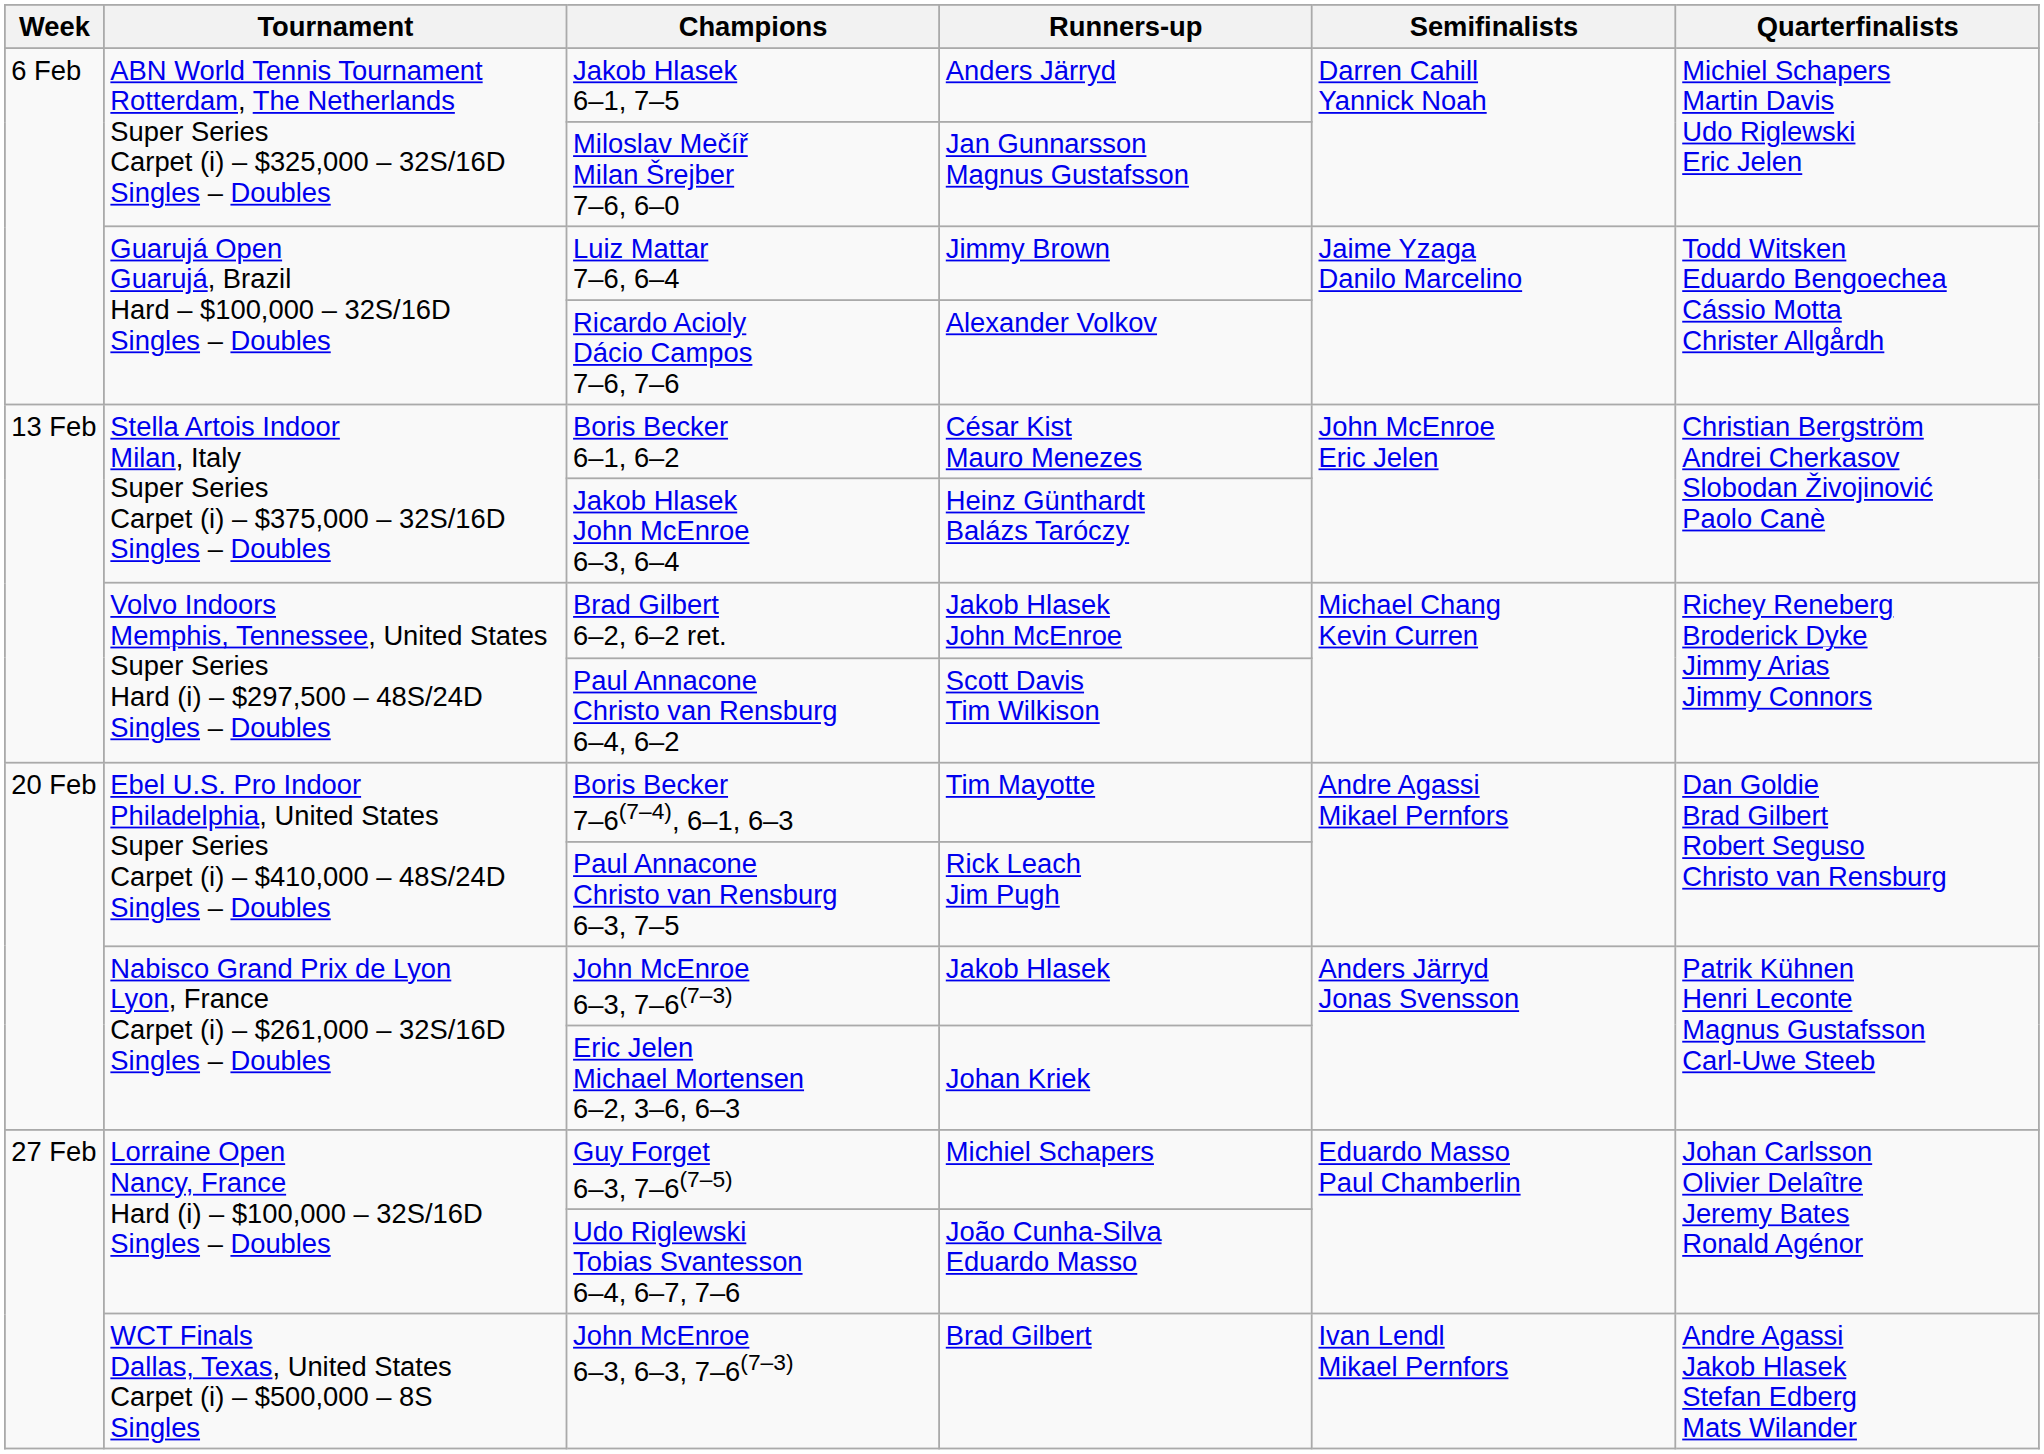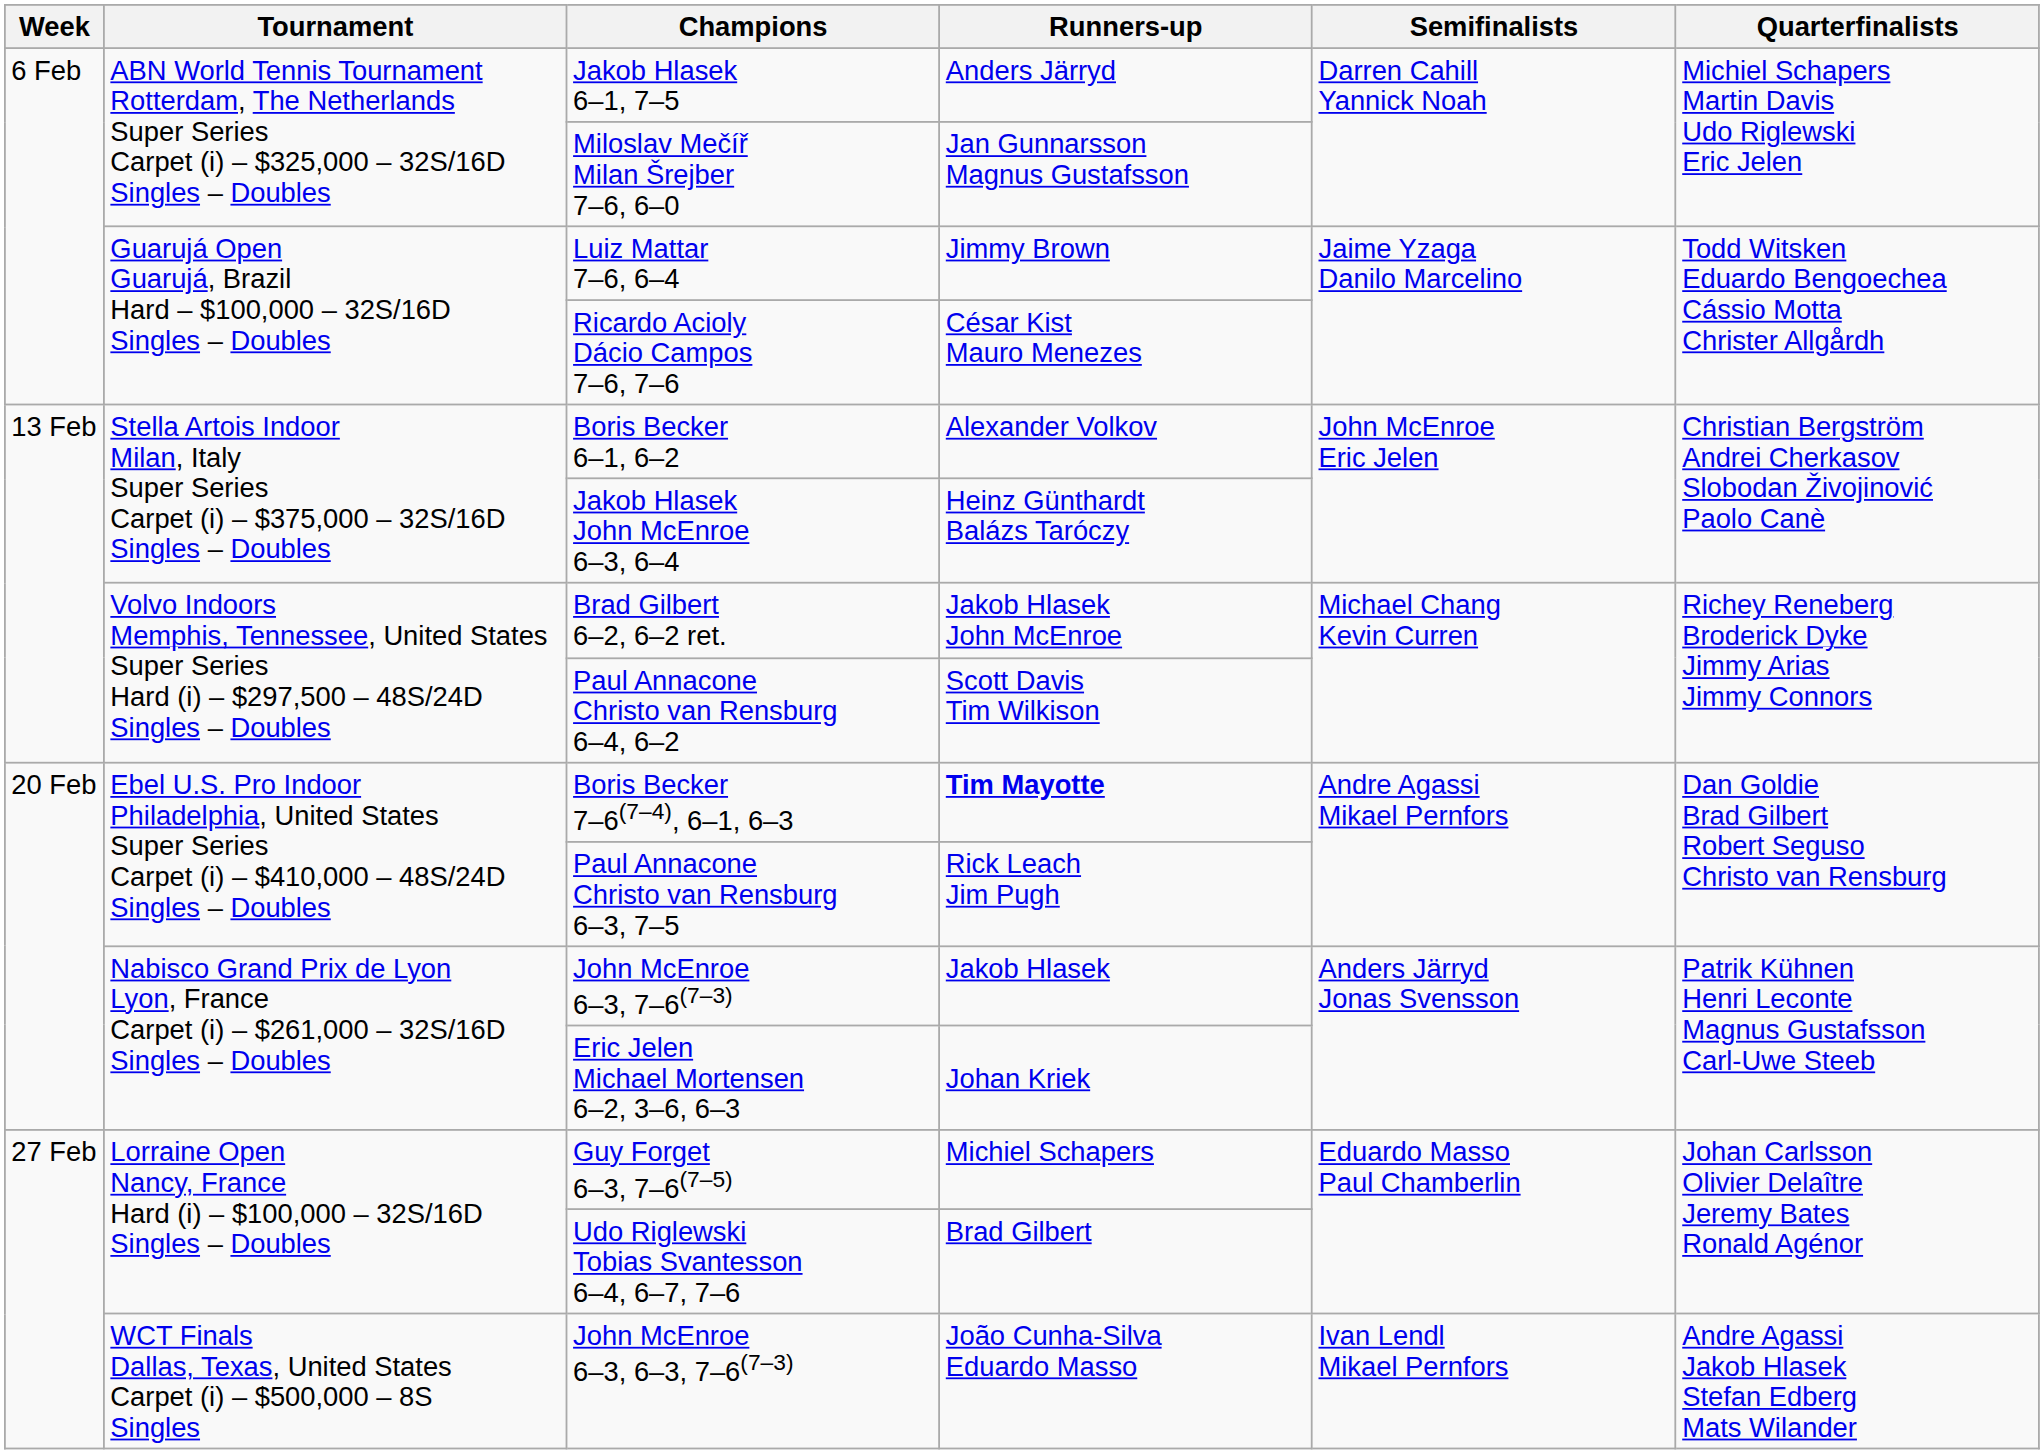(1051, 322) Alexander Volkov -> (1044, 338) César Kist Mauro Menezes
(1044, 442) César Kist Mauro Menezes -> (1051, 427) Alexander Volkov
(1020, 784) normal -> (1025, 784) bold
(1054, 1246) João Cunha-Silva Eduardo Masso -> (1019, 1231) Brad Gilbert
(1019, 1336) Brad Gilbert -> (1054, 1351) João Cunha-Silva Eduardo Masso
